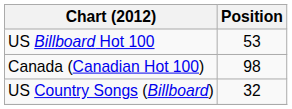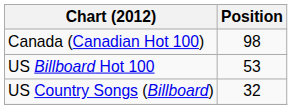rows swapped: (106, 66) <-> (81, 41)
